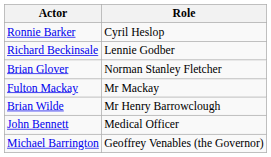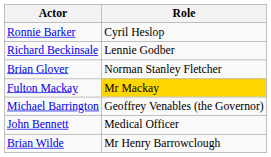(132, 87) no background -> (132, 87) gold background
rows swapped: (35, 106) <-> (53, 143)
